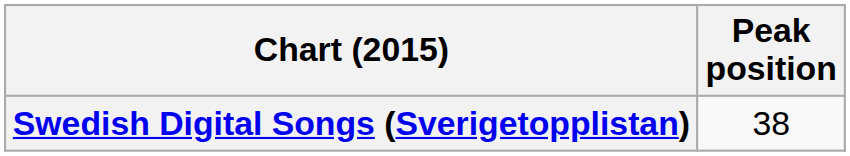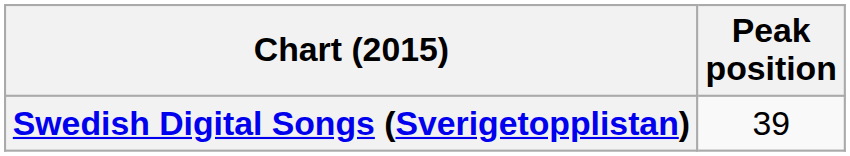(771, 122) 38 -> (771, 122) 39
